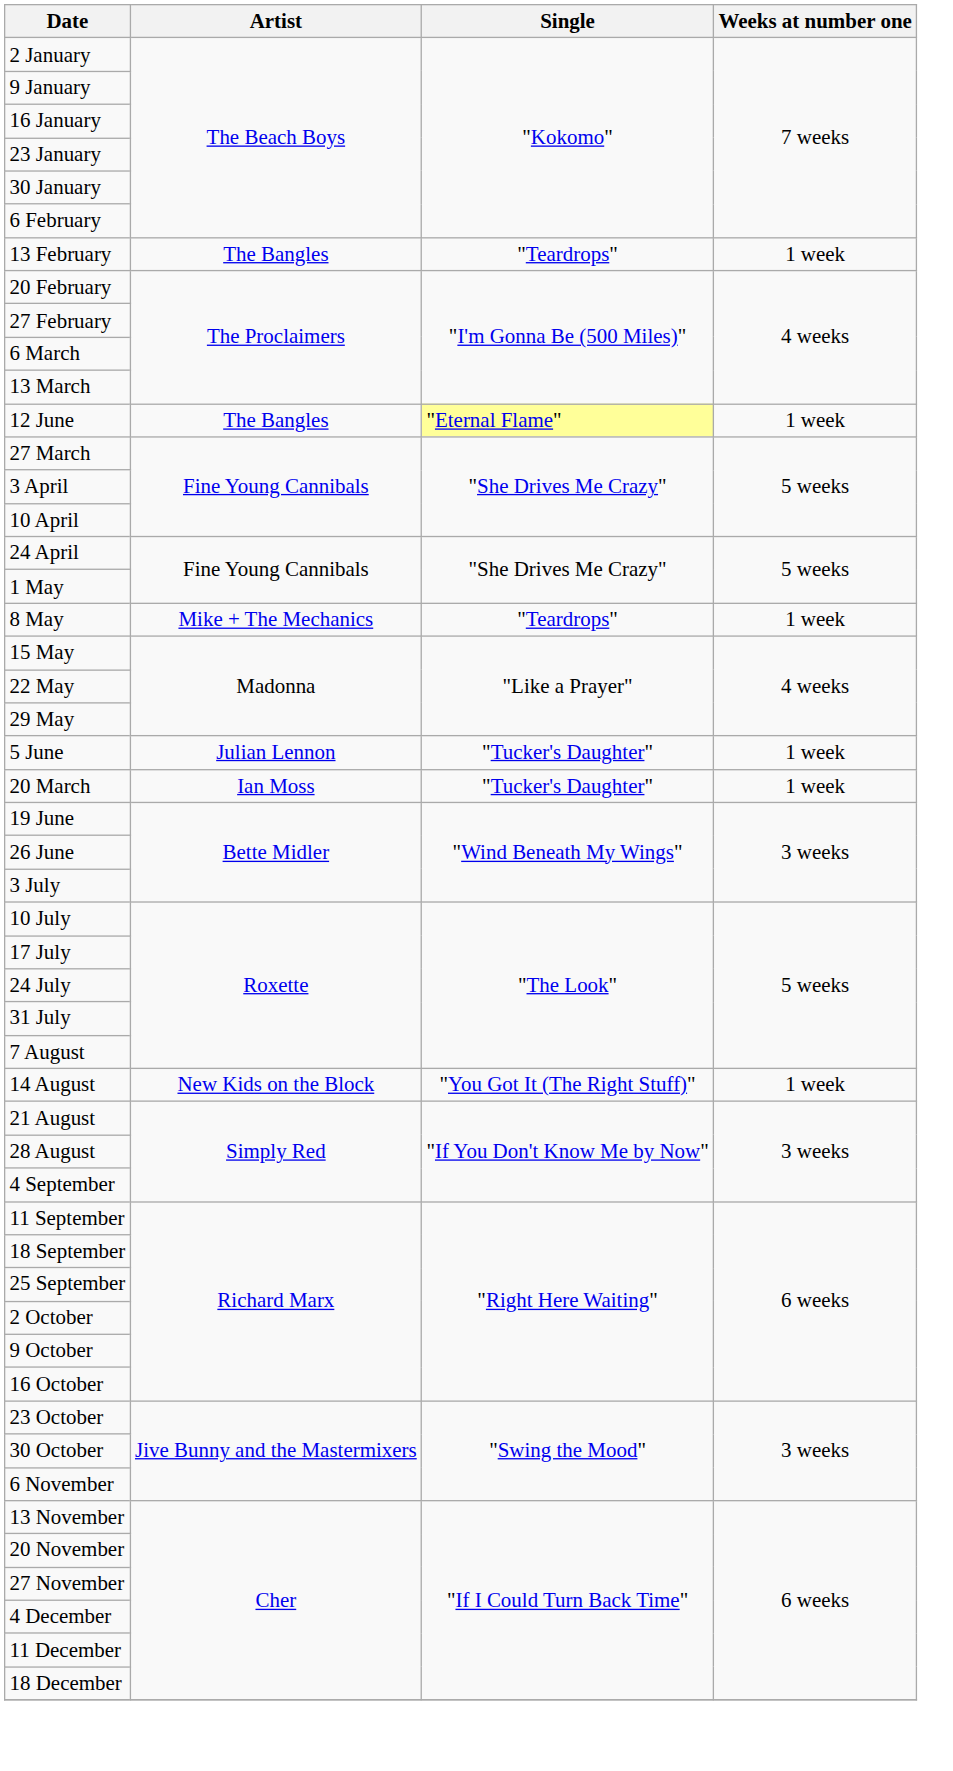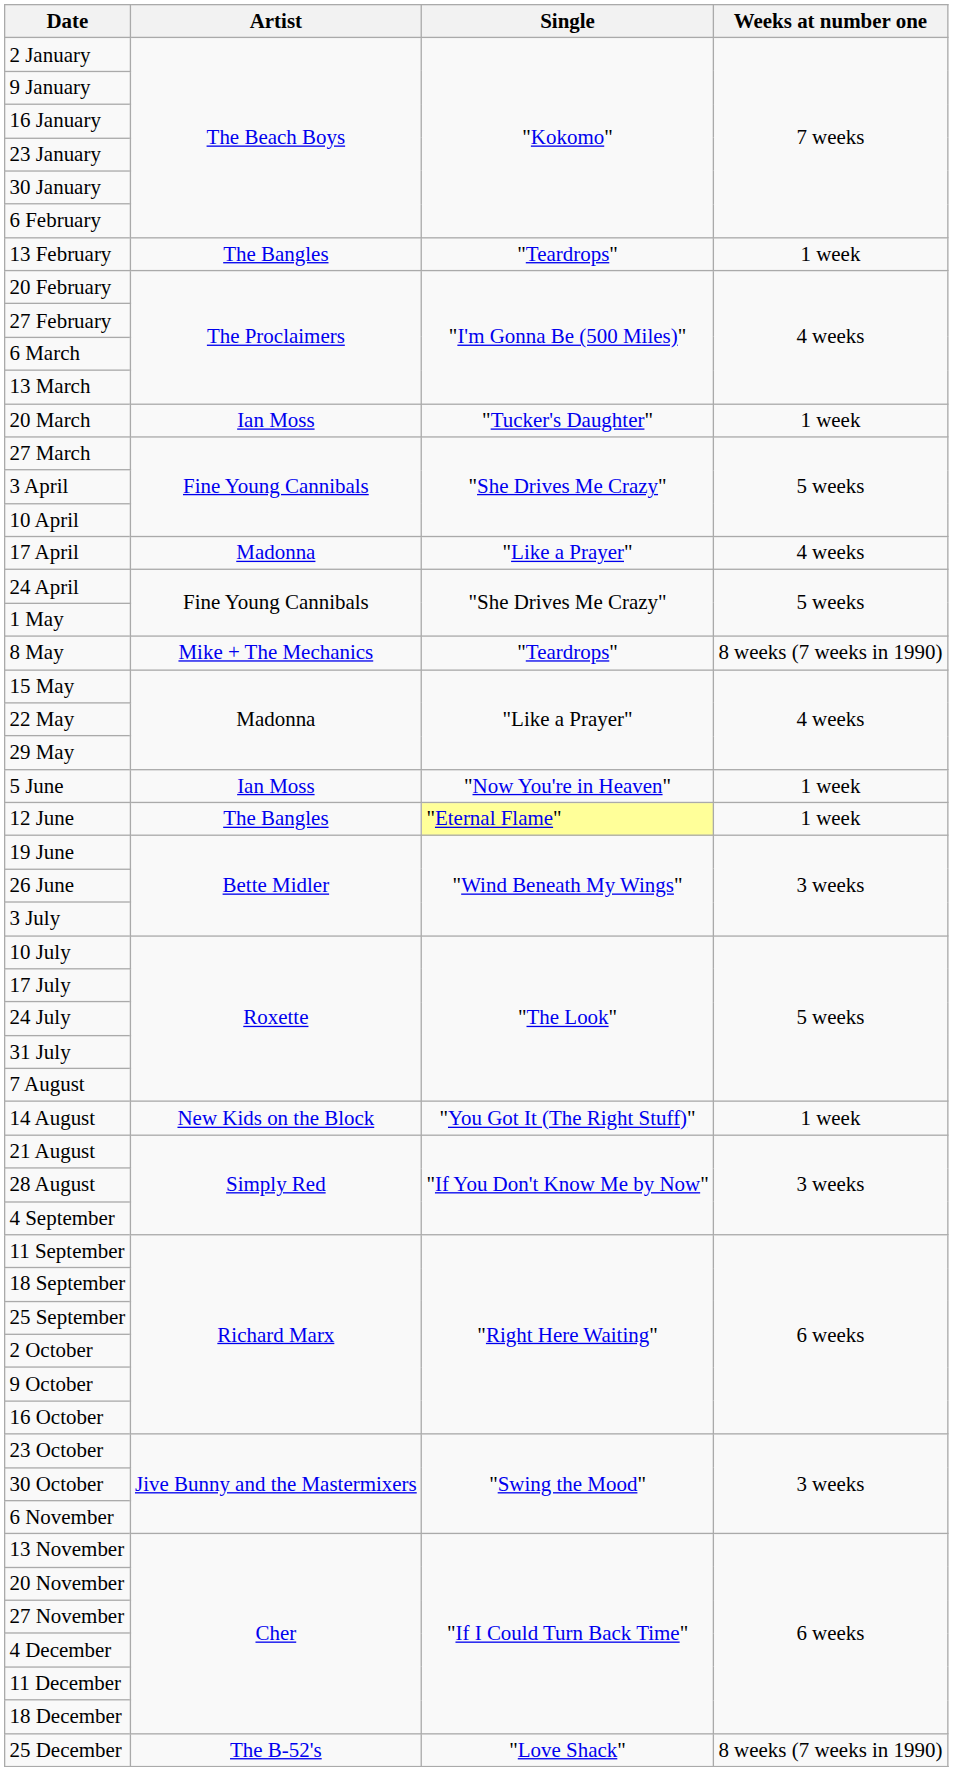rows swapped: (50, 785) <-> (42, 420)
+ row: (44, 552)
(815, 619) 1 week -> (830, 652) 8 weeks (7 weeks in 1990)
(276, 752) Julian Lennon -> (276, 785) Ian Moss
(568, 752) "Tucker's Daughter" -> (568, 785) "Now You're in Heaven"
+ row: (66, 1749)
